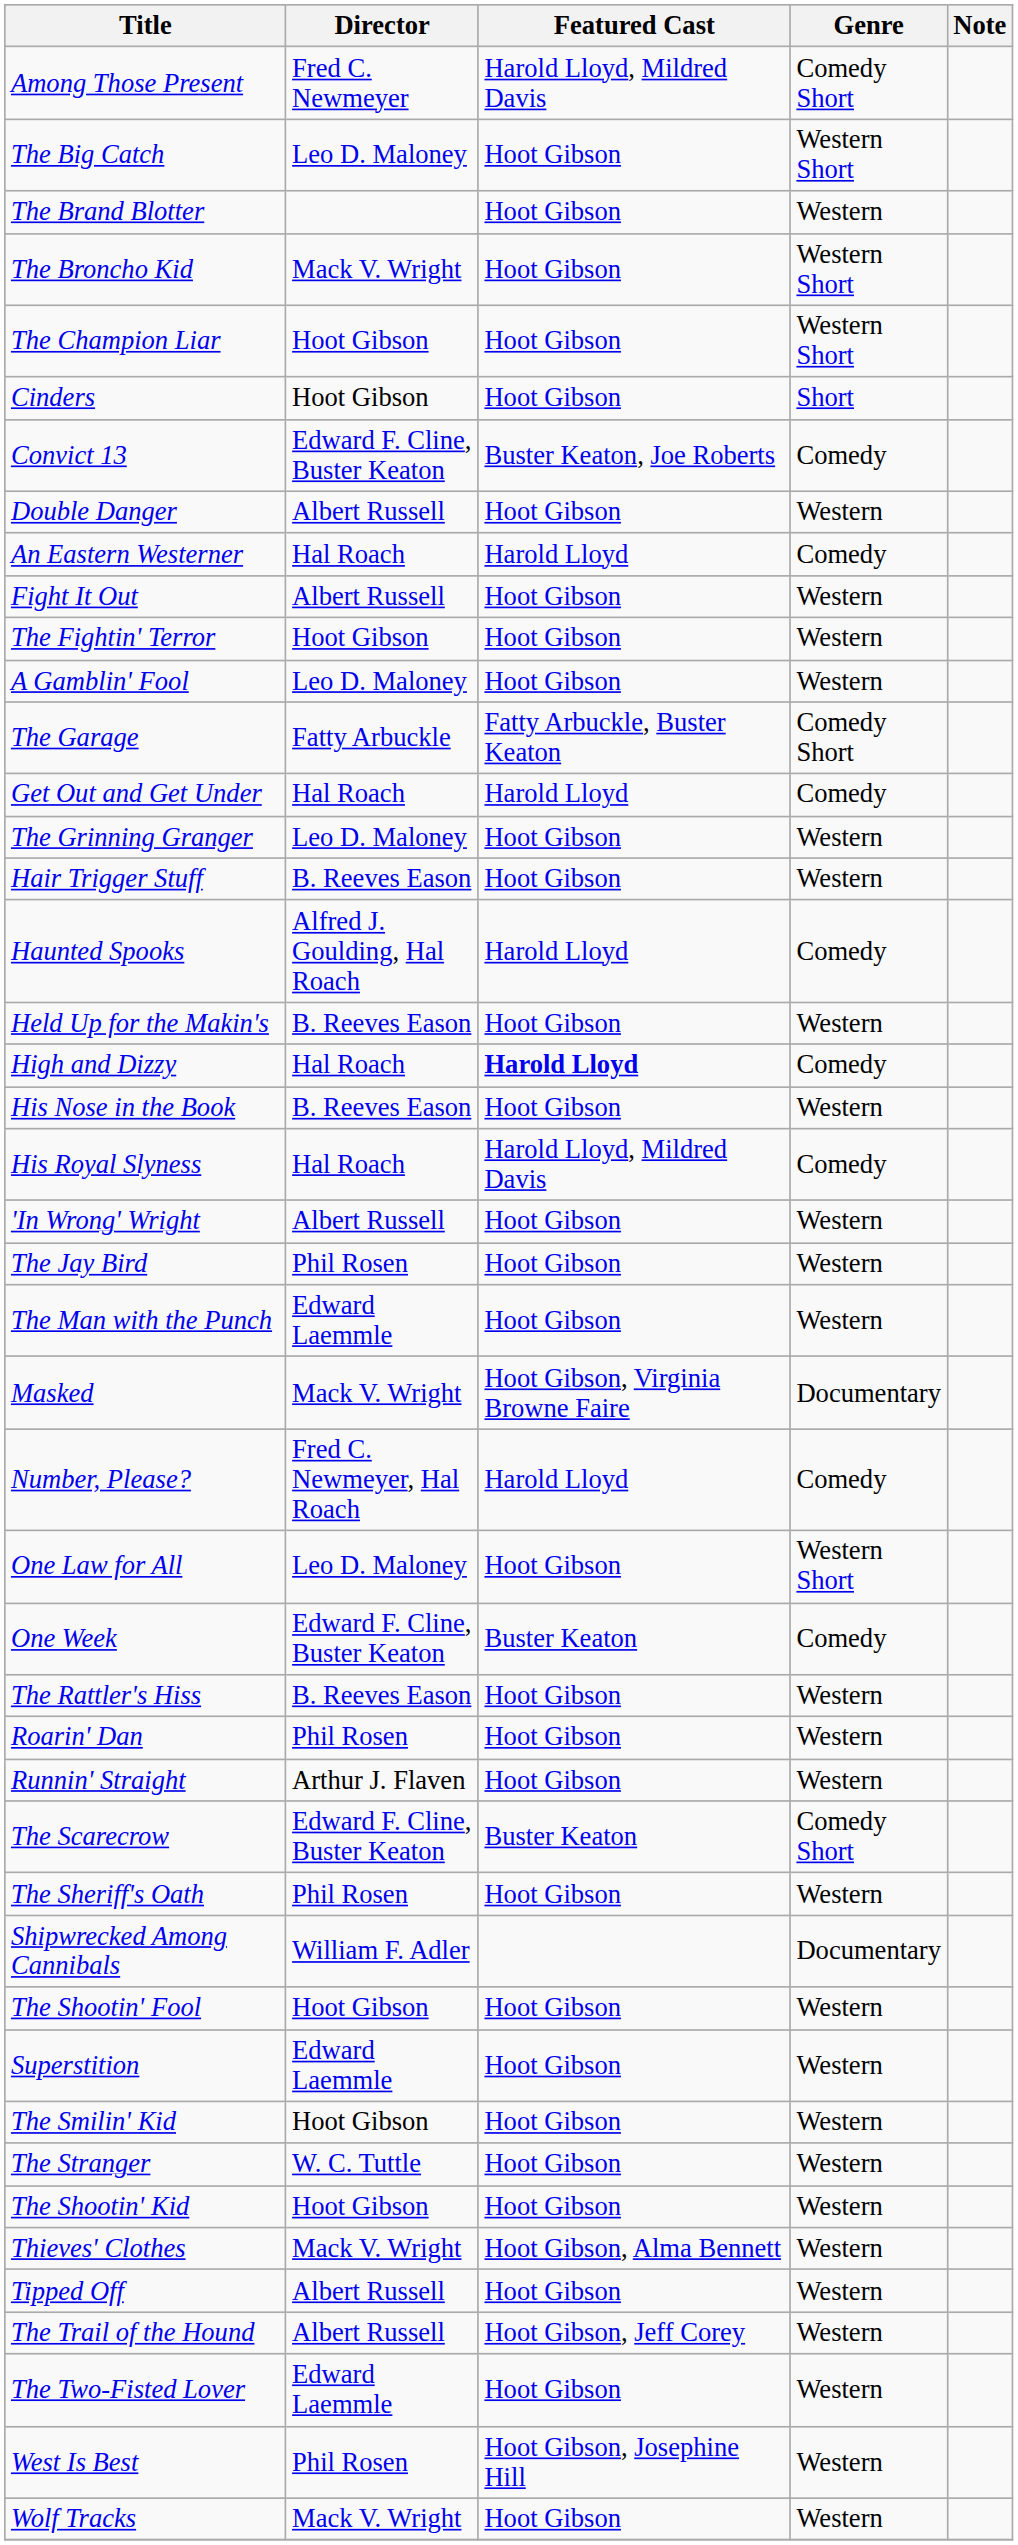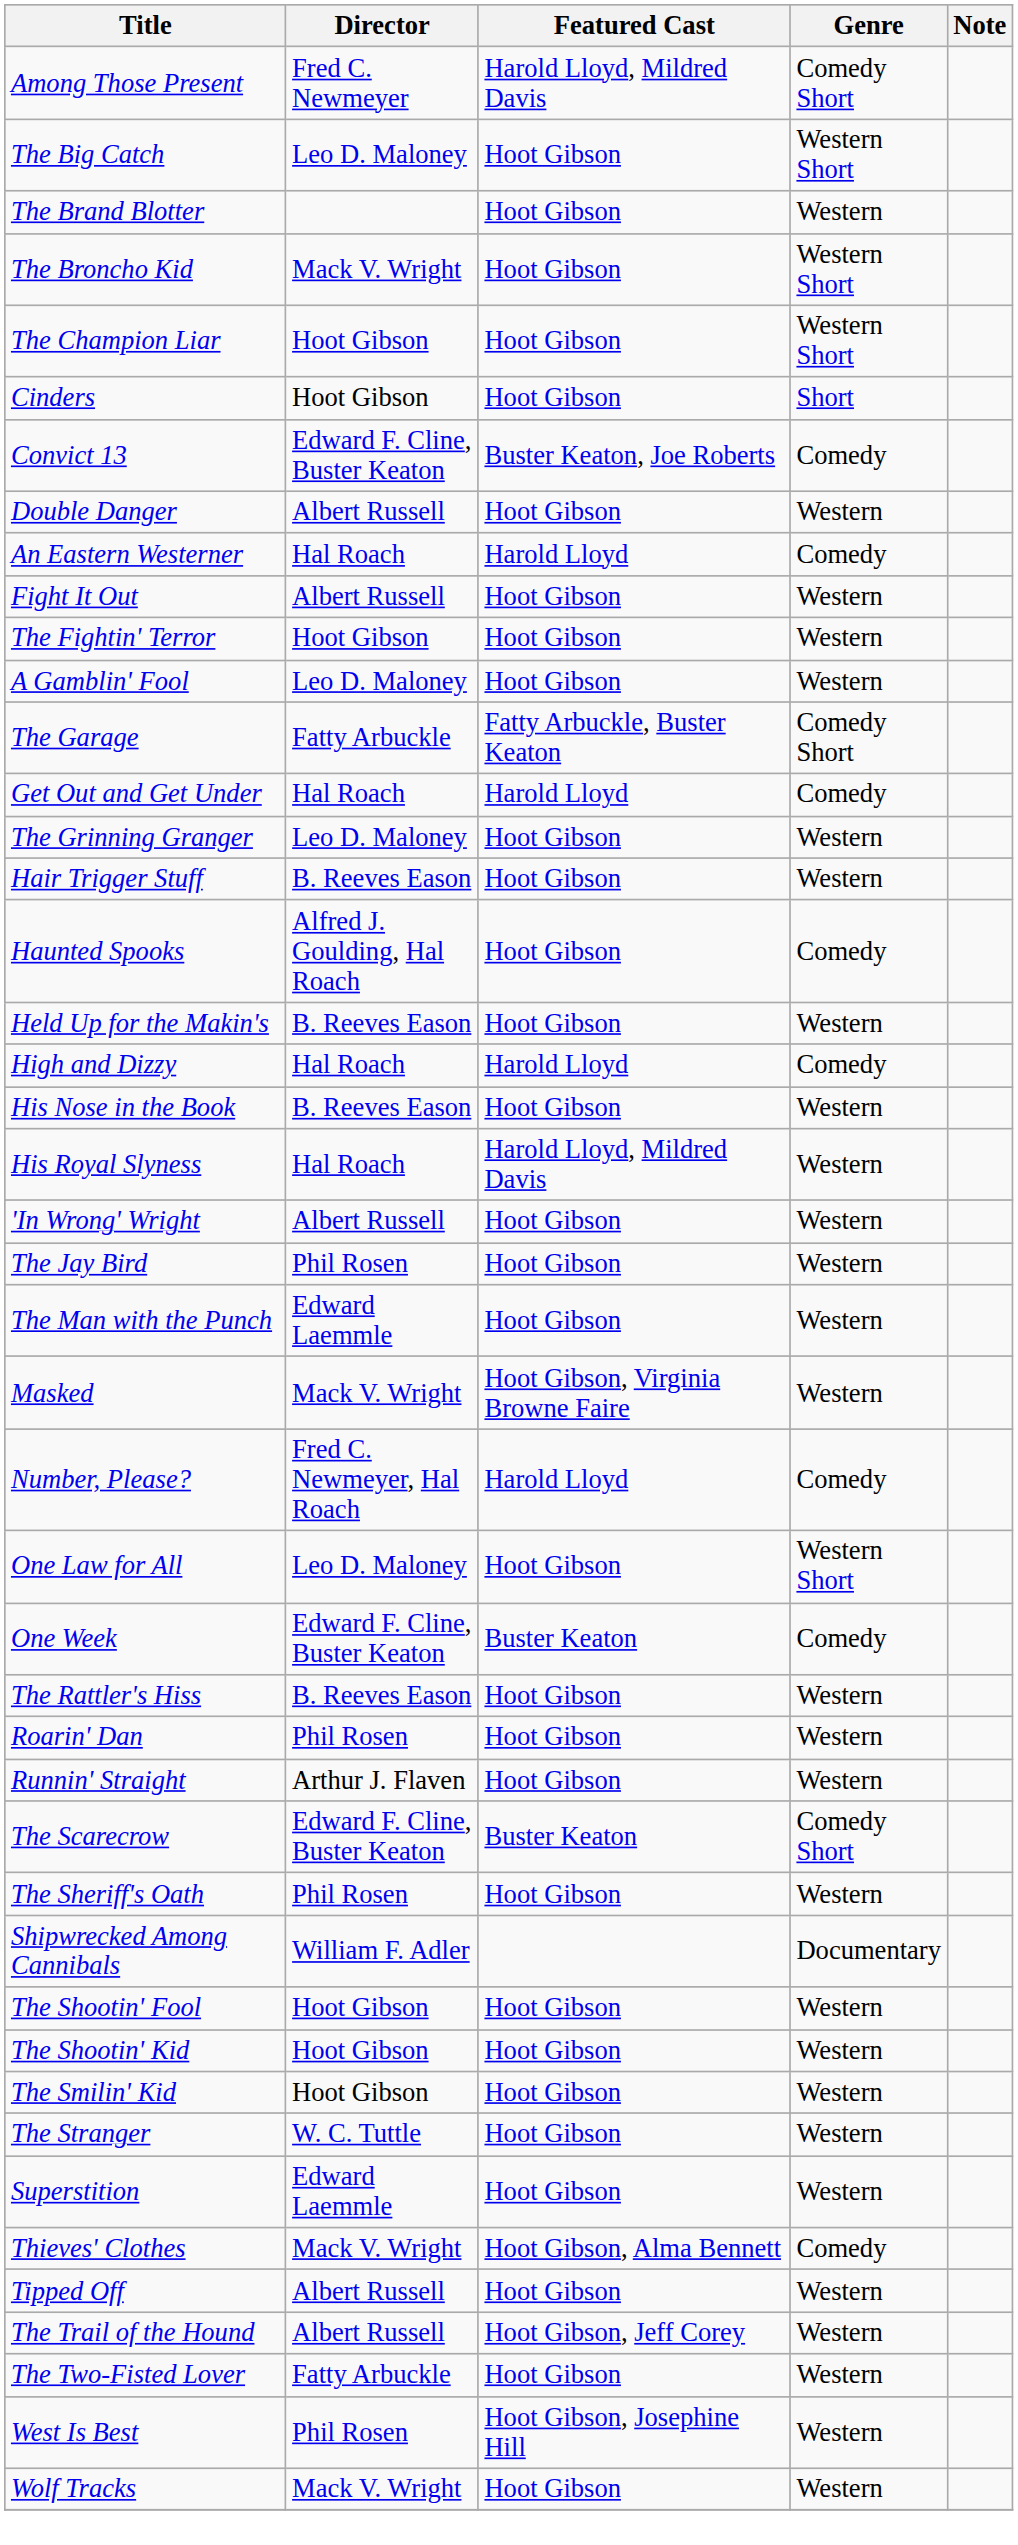(556, 950) Harold Lloyd -> (553, 950) Hoot Gibson
(561, 1064) bold -> (556, 1064) normal
(841, 1164) Comedy -> (840, 1164) Western
(869, 1392) Documentary -> (840, 1392) Western
rows swapped: (100, 2206) <-> (75, 2064)
(840, 2248) Western -> (841, 2248) Comedy
(342, 2389) Edward Laemmle -> (371, 2374) Fatty Arbuckle
